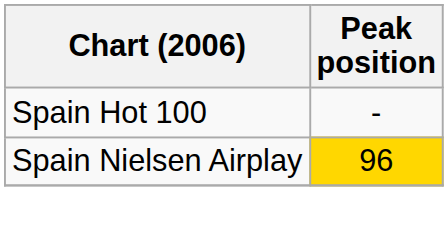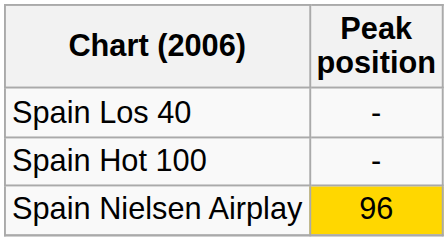+ row: (102, 112)
